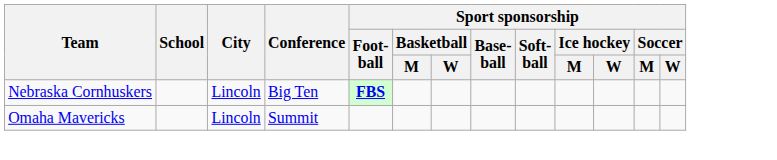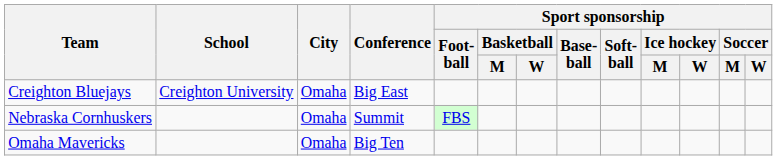+ row: (70, 92)
(236, 92) Lincoln -> (324, 117) Omaha
(293, 92) Big Ten -> (379, 117) Summit
(371, 92) bold -> (456, 117) normal
(236, 117) Lincoln -> (324, 142) Omaha
(293, 117) Summit -> (379, 142) Big Ten
